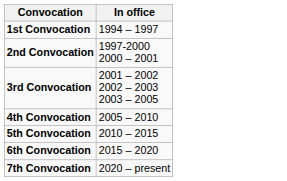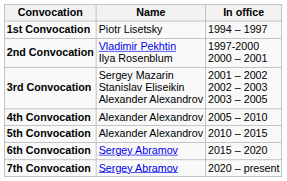+ column: (151, 13)
